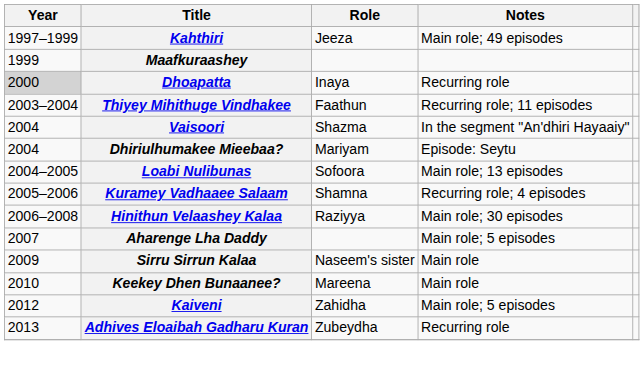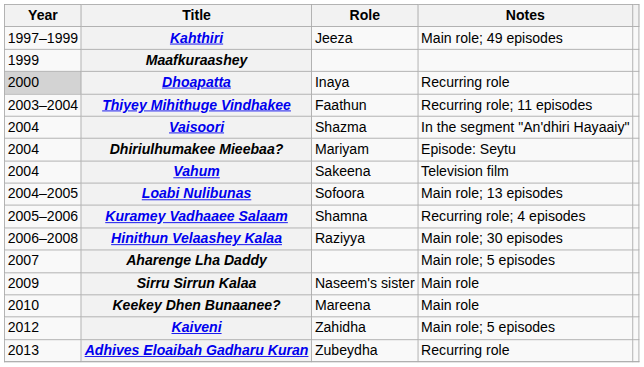+ row: (197, 171)
